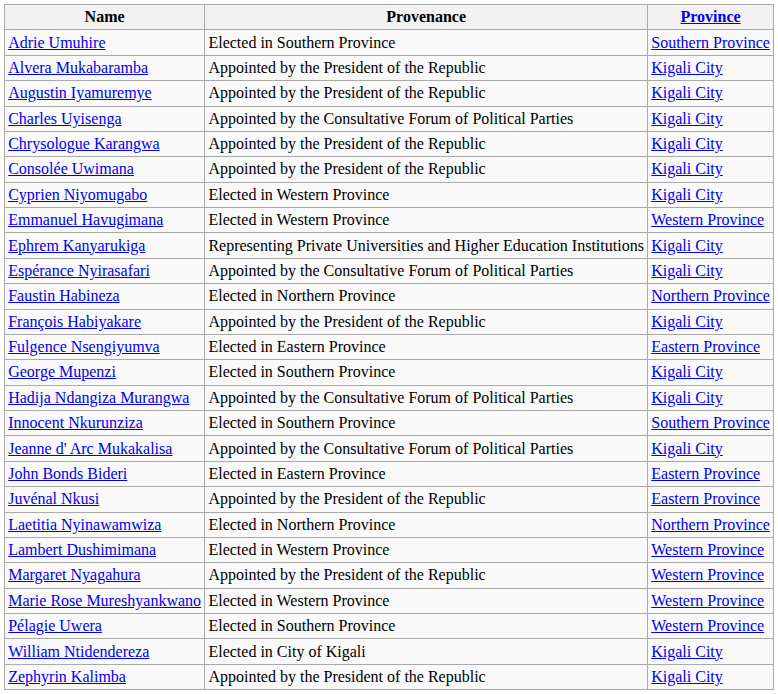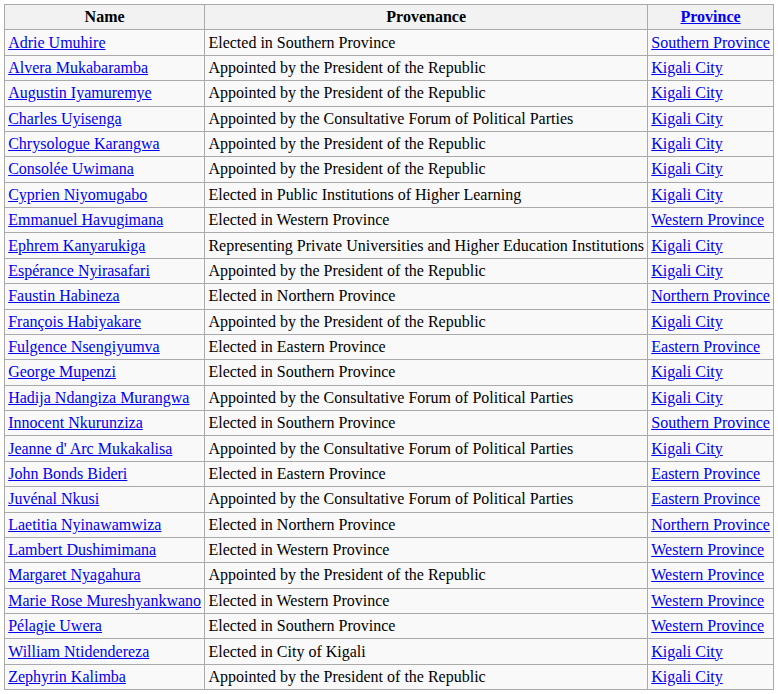(299, 194) Elected in Western Province -> (365, 194) Elected in Public Institutions of Higher Learning
(391, 270) Appointed by the Consultative Forum of Political Parties -> (347, 270) Appointed by the President of the Republic
(347, 499) Appointed by the President of the Republic -> (391, 499) Appointed by the Consultative Forum of Political Parties
